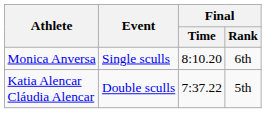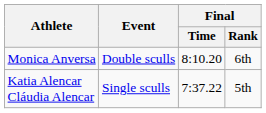(136, 58) Single sculls -> (139, 58) Double sculls
(139, 88) Double sculls -> (136, 88) Single sculls
